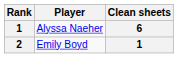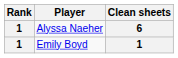(19, 45) 2 -> (19, 45) 1
